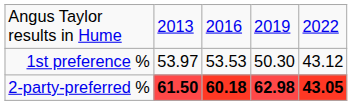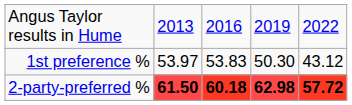(226, 61) 53.53 -> (226, 61) 53.83
(323, 87) 43.05 -> (323, 87) 57.72
